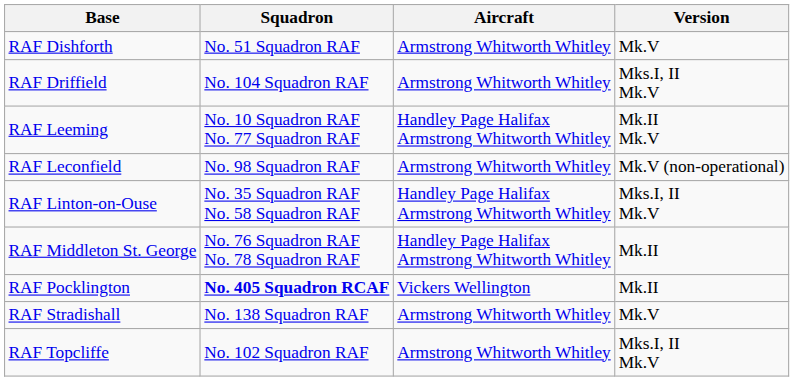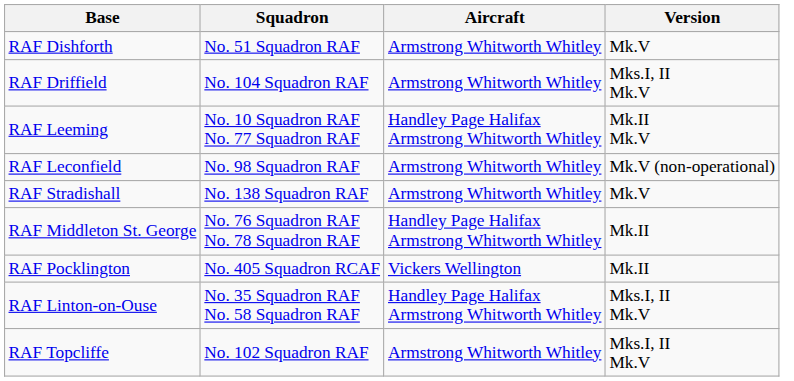rows swapped: (83, 203) <-> (64, 315)
(297, 287) bold -> (292, 268) normal
